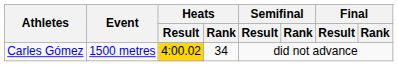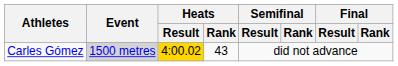(122, 52) no background -> (122, 52) lightgrey background
(221, 52) 34 -> (221, 52) 43
